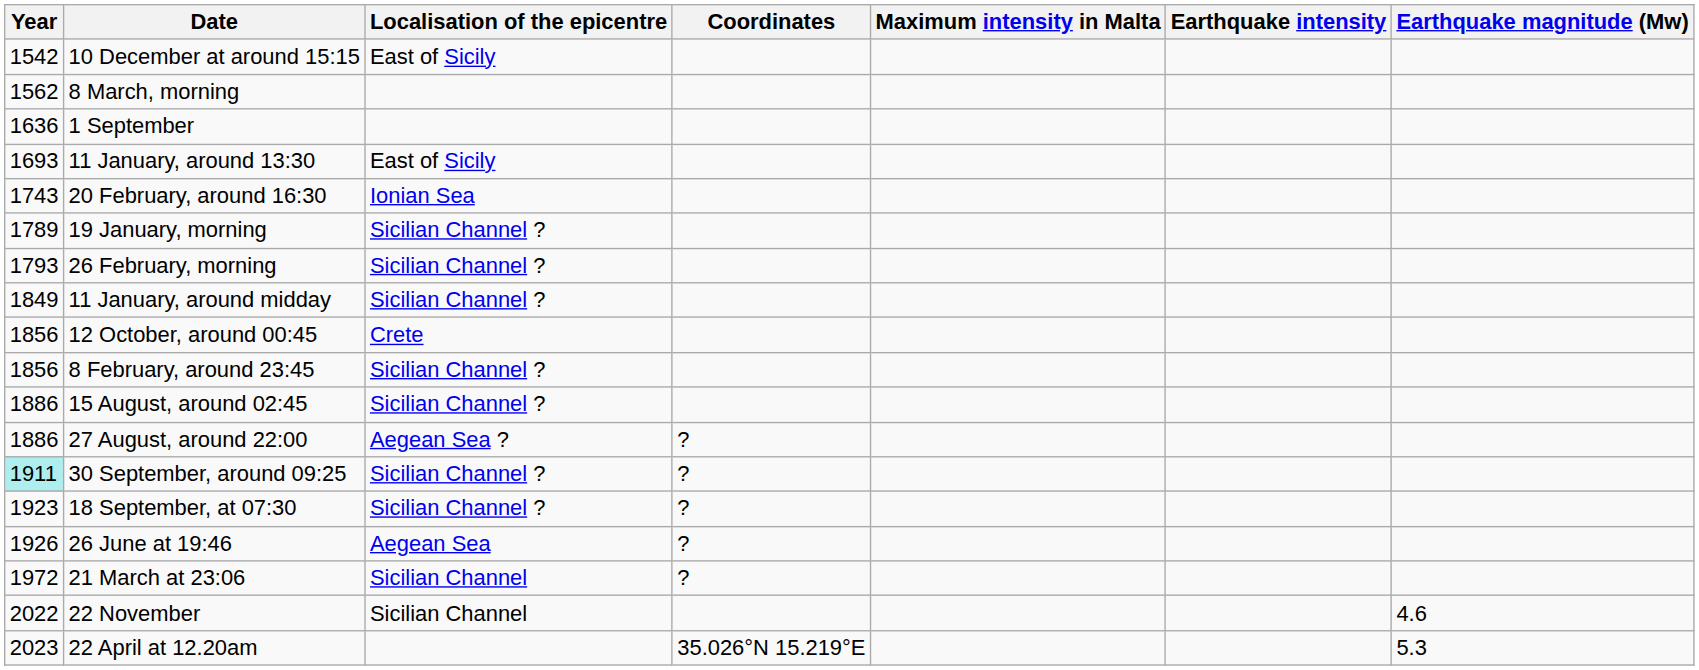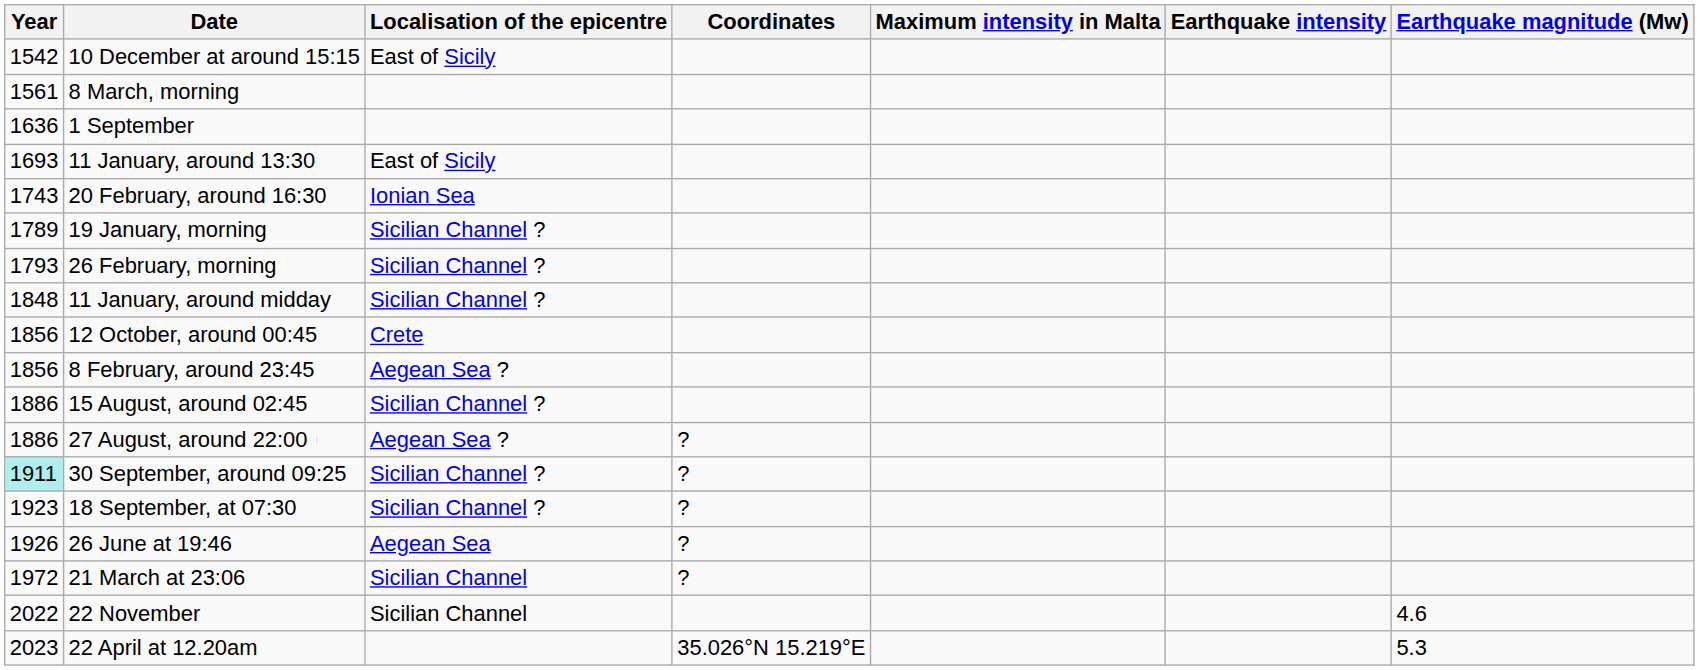(34, 91) 1562 -> (34, 91) 1561
(34, 299) 1849 -> (34, 299) 1848
(458, 369) Sicilian Channel ? -> (439, 369) Aegean Sea ?
